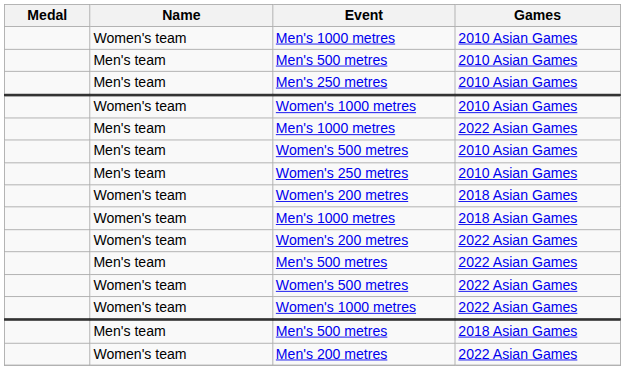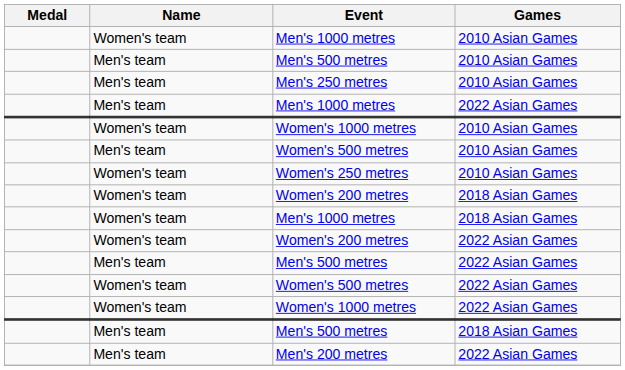rows swapped: (336, 129) <-> (346, 106)
(130, 173) Men's team -> (140, 173) Women's team
(140, 354) Women's team -> (130, 354) Men's team
